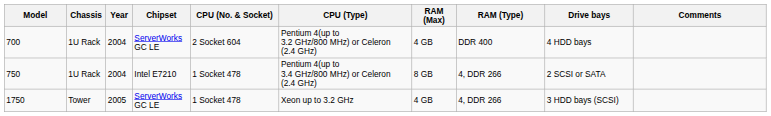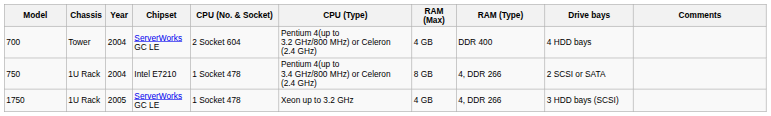(84, 42) 1U Rack -> (79, 42) Tower
(79, 100) Tower -> (84, 100) 1U Rack
